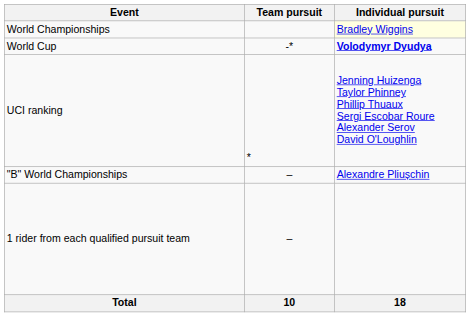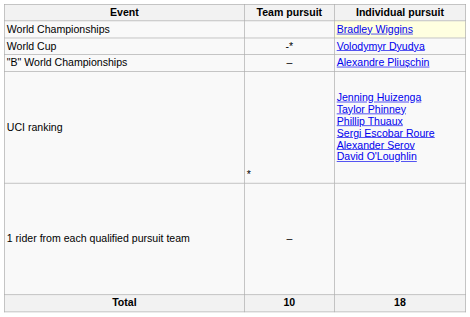(384, 46) bold -> (381, 46) normal
rows swapped: (67, 174) <-> (35, 110)
